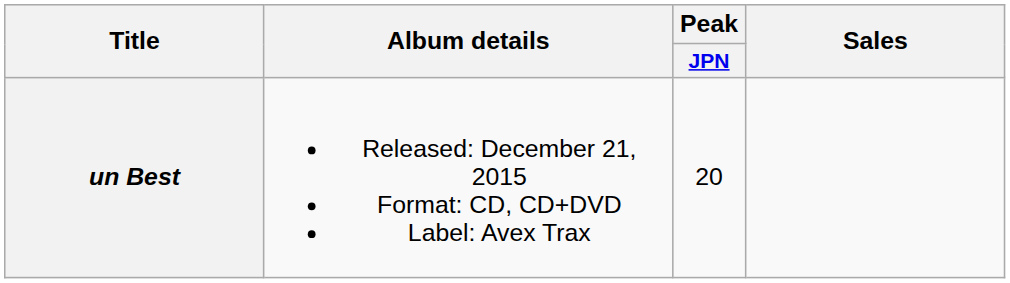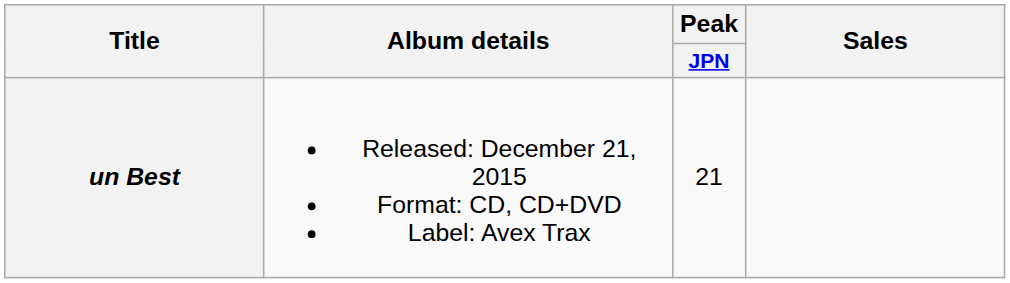(709, 177) 20 -> (709, 177) 21
